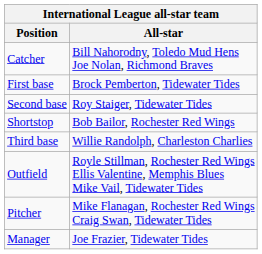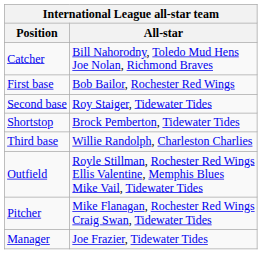(156, 84) Brock Pemberton, Tidewater Tides -> (154, 84) Bob Bailor, Rochester Red Wings
(154, 122) Bob Bailor, Rochester Red Wings -> (156, 122) Brock Pemberton, Tidewater Tides
